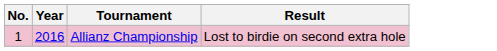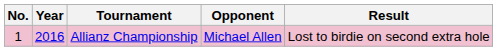+ column: (243, 15)
